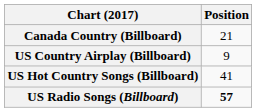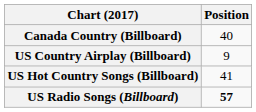(227, 35) 21 -> (227, 35) 40
